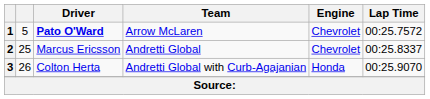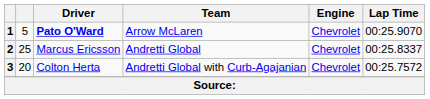(394, 31) 00:25.7572 -> (394, 31) 00:25.9070
(25, 67) 26 -> (25, 67) 20
(328, 67) Honda -> (336, 67) Chevrolet
(394, 67) 00:25.9070 -> (394, 67) 00:25.7572
